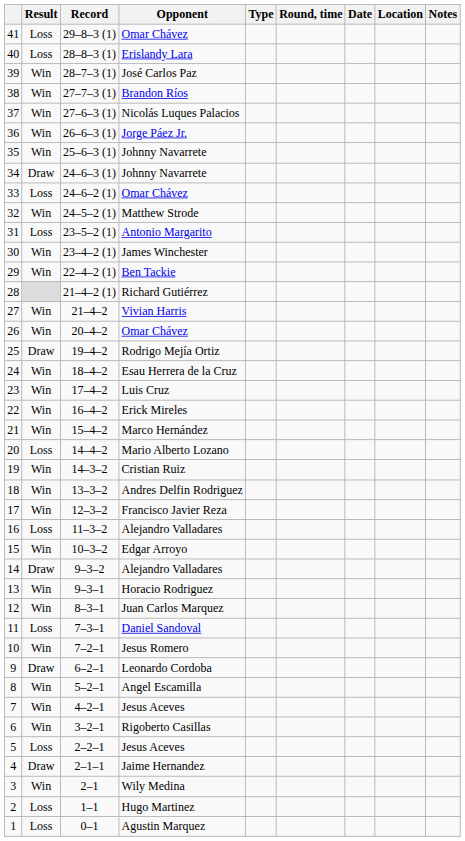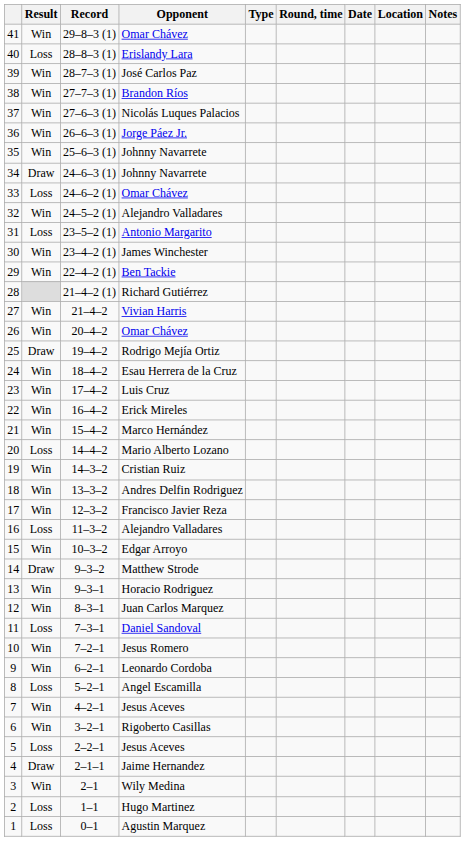(41, 34) Loss -> (41, 34) Win
(160, 212) Matthew Strode -> (172, 212) Alejandro Valladares
(172, 568) Alejandro Valladares -> (160, 568) Matthew Strode
(41, 667) Draw -> (41, 667) Win
(41, 687) Win -> (41, 687) Loss
